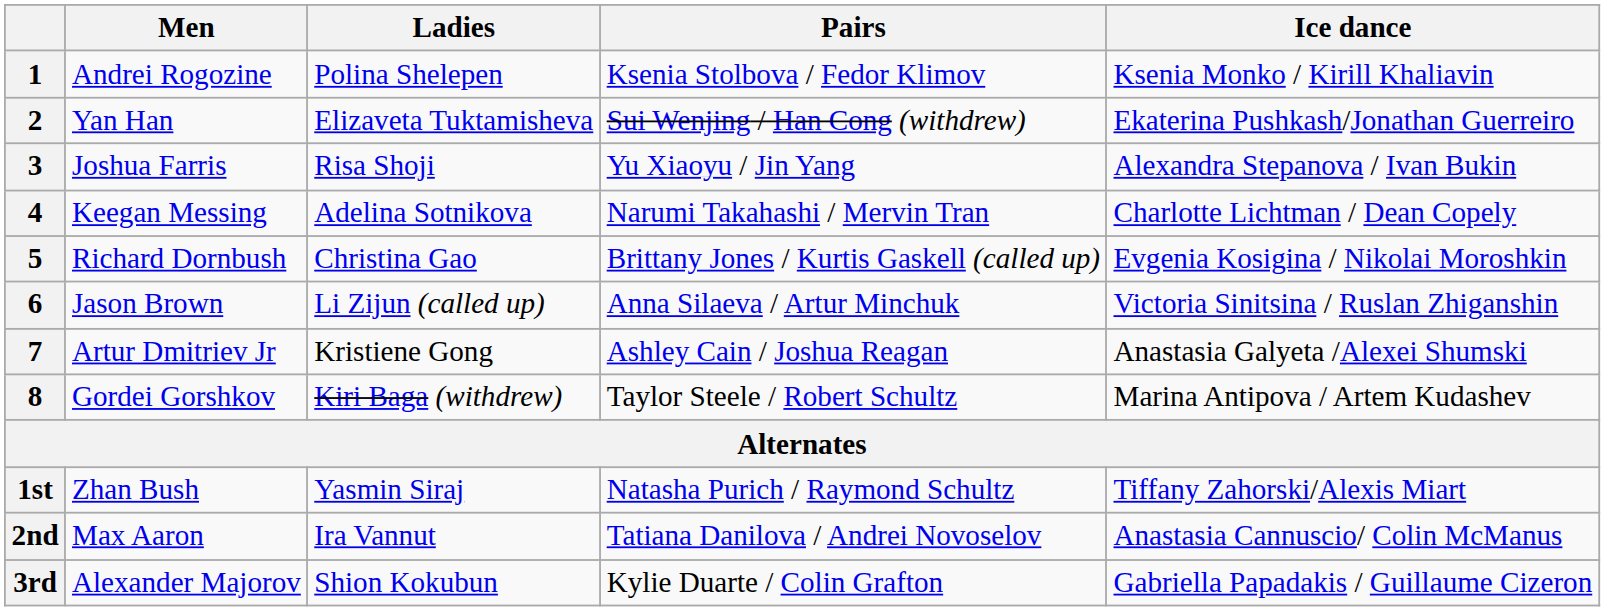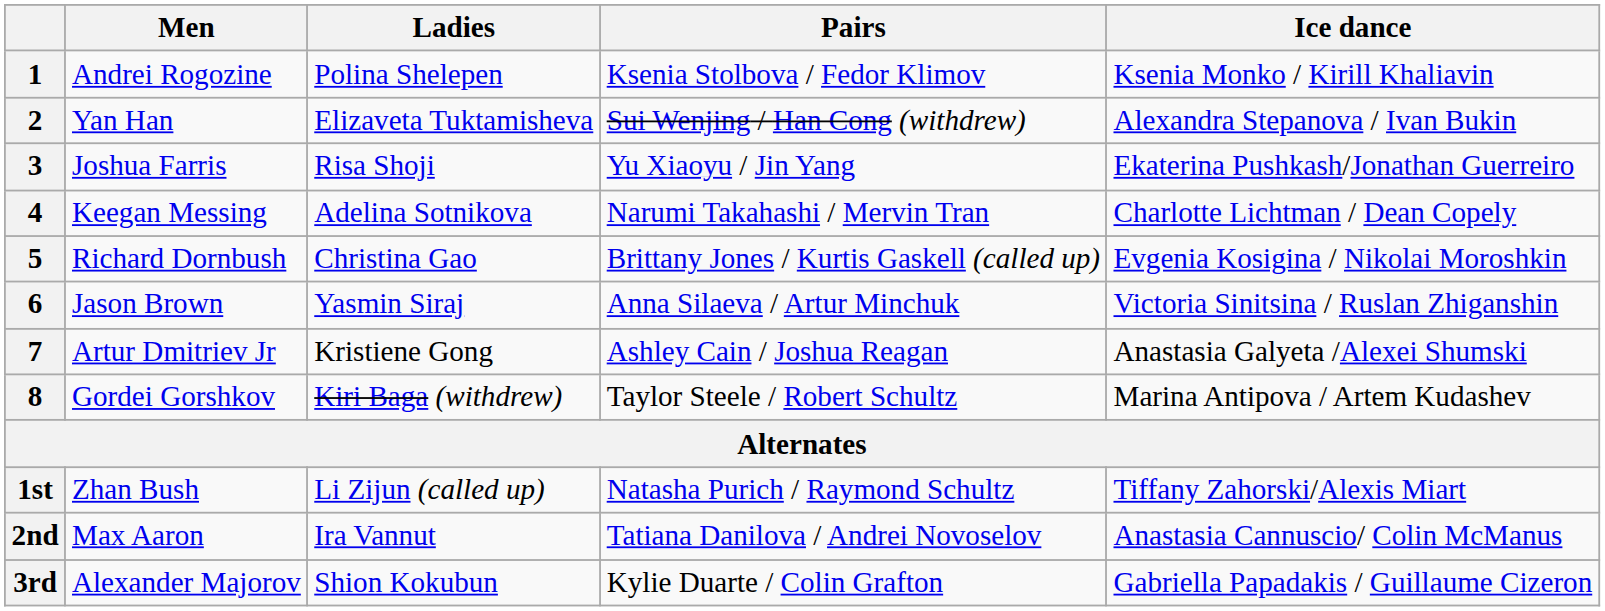(1344, 119) Ekaterina Pushkash/Jonathan Guerreiro -> (1315, 119) Alexandra Stepanova / Ivan Bukin
(1315, 166) Alexandra Stepanova / Ivan Bukin -> (1344, 166) Ekaterina Pushkash/Jonathan Guerreiro
(429, 304) Li Zijun (called up) -> (389, 304) Yasmin Siraj
(389, 489) Yasmin Siraj -> (429, 489) Li Zijun (called up)
